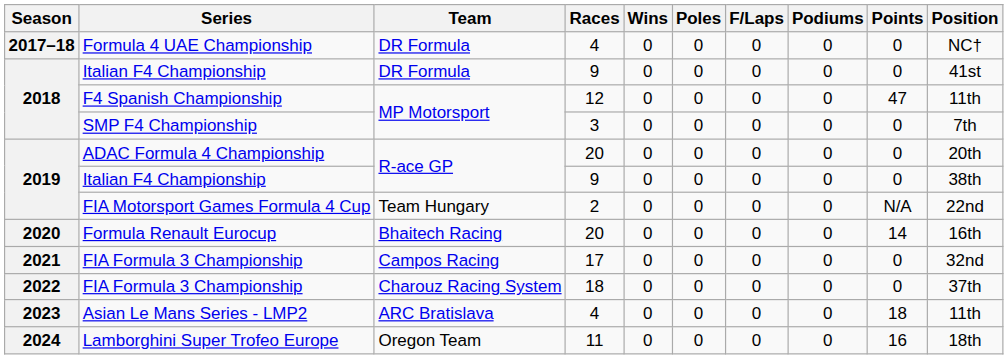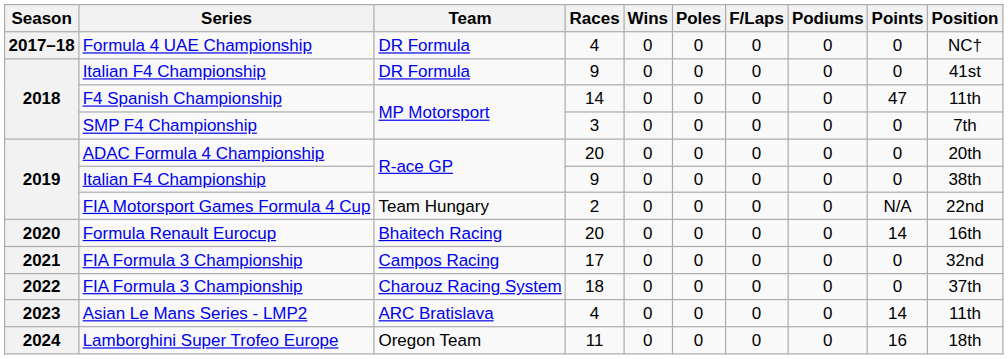(595, 99) 12 -> (595, 99) 14
(898, 314) 18 -> (898, 314) 14
